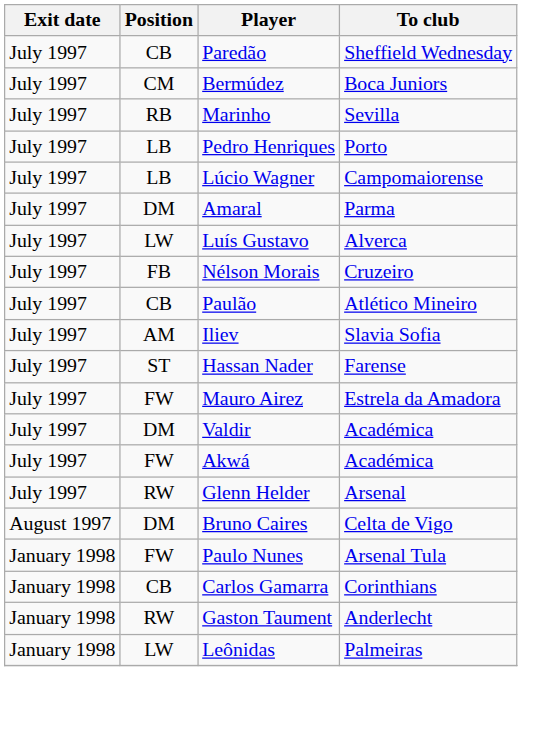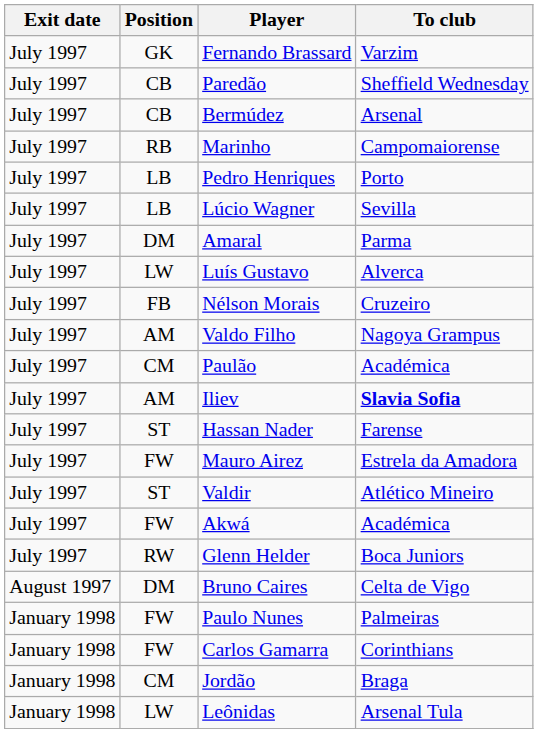+ row: (277, 51)
(159, 83) CM -> (159, 114) CB
(396, 83) Boca Juniors -> (392, 114) Arsenal
(372, 114) Sevilla -> (430, 146) Campomaiorense
(414, 177) Campomaiorense -> (388, 209) Sevilla
+ row: (249, 334)
(159, 303) CB -> (159, 366) CM
(411, 303) Atlético Mineiro -> (405, 366) Académica
(392, 334) normal -> (411, 397) bold
(159, 429) DM -> (159, 492) ST
(389, 429) Académica -> (427, 492) Atlético Mineiro
(375, 492) Arsenal -> (412, 555) Boca Juniors
(395, 555) Arsenal Tula -> (400, 618) Palmeiras
(159, 586) CB -> (159, 649) FW
- row: (267, 618)
+ row: (229, 680)
(383, 649) Palmeiras -> (412, 712) Arsenal Tula
